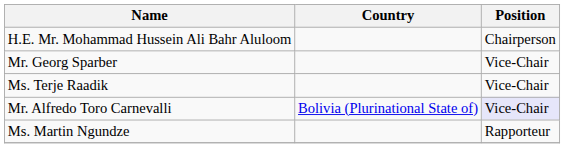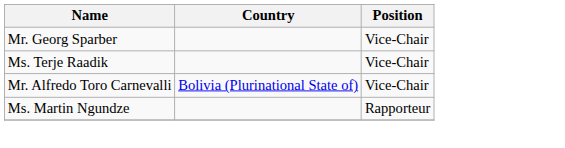- row: (150, 39)
(517, 108) lavender background -> (397, 85) no background
